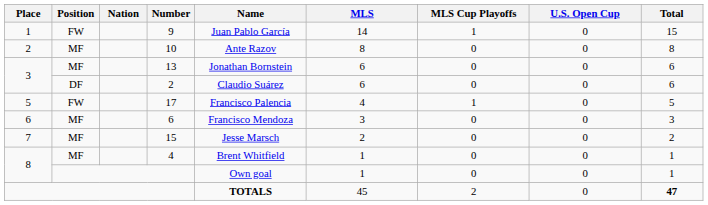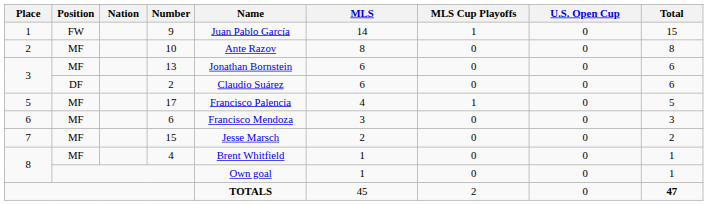(76, 102) FW -> (76, 102) MF
